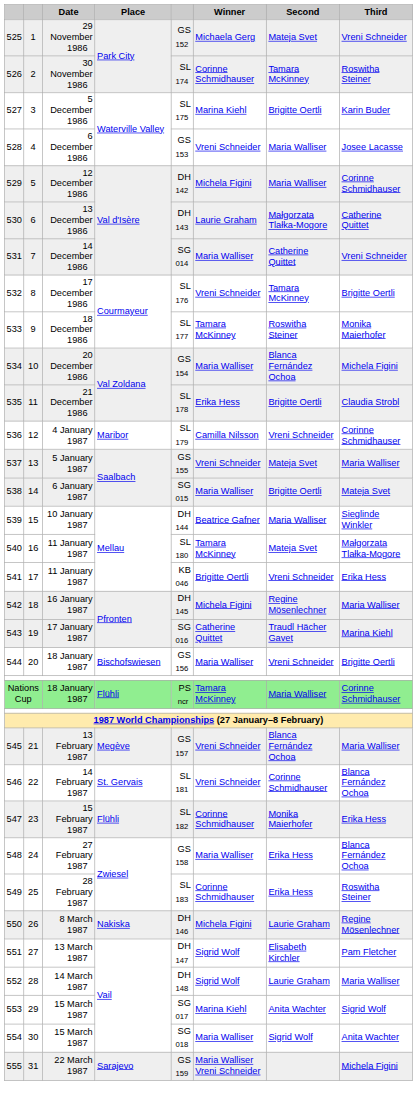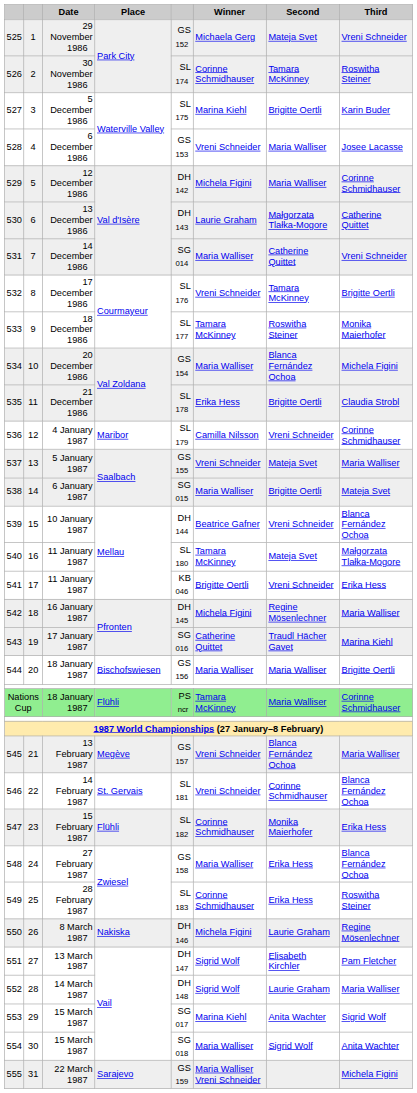(297, 520) Maria Walliser -> (301, 524) Vreni Schneider
(360, 520) Sieglinde Winkler -> (364, 524) Blanca Fernández Ochoa
(301, 661) Vreni Schneider -> (297, 669) Maria Walliser
